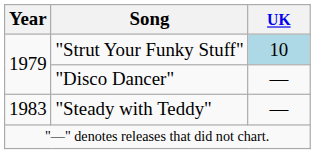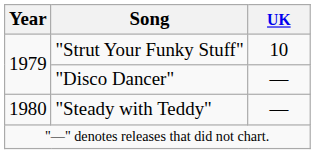(279, 49) lightblue background -> (279, 49) no background
(28, 109) 1983 -> (28, 109) 1980
